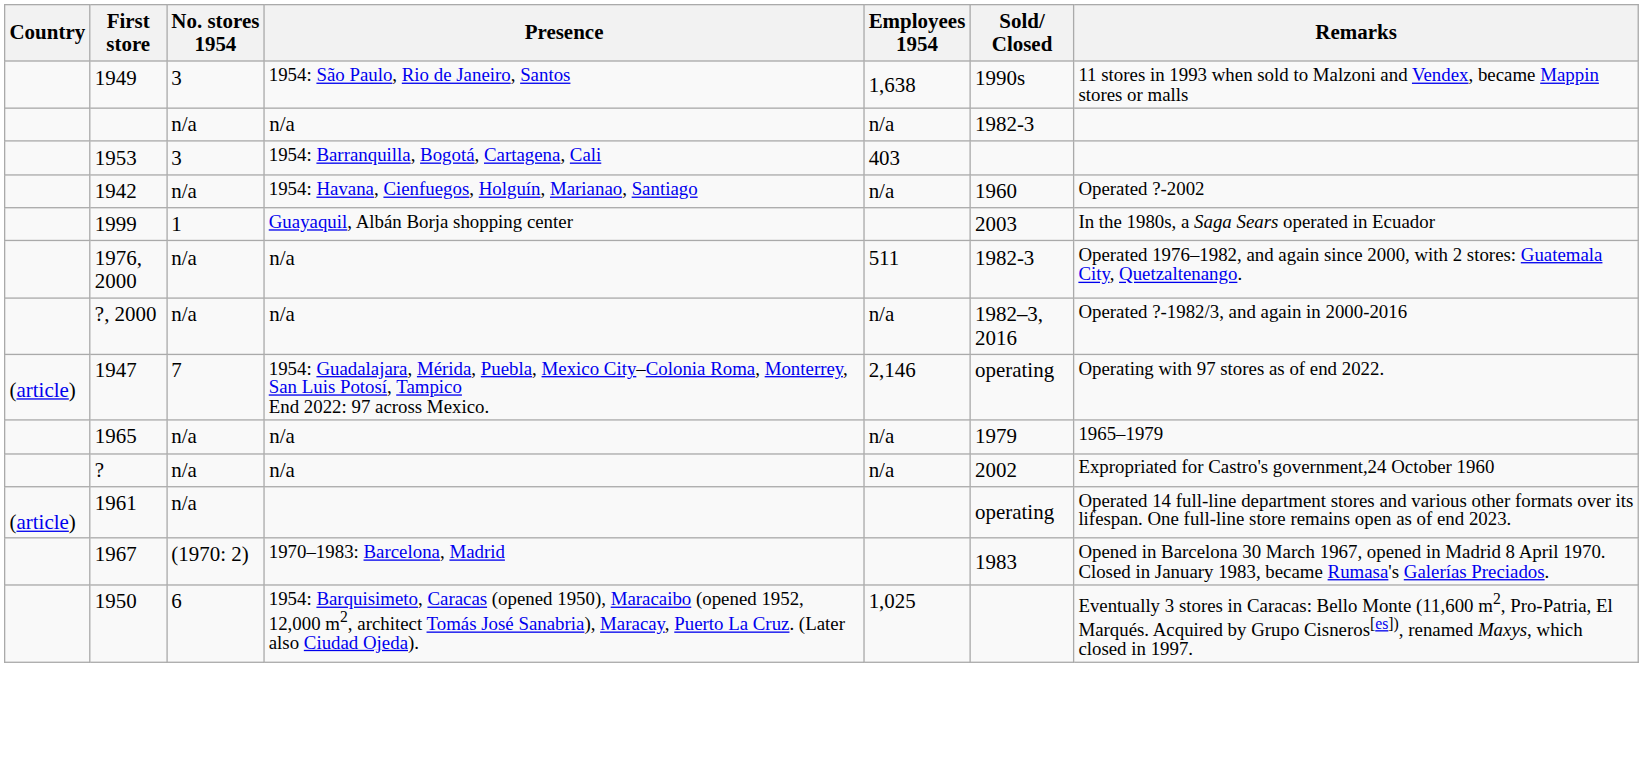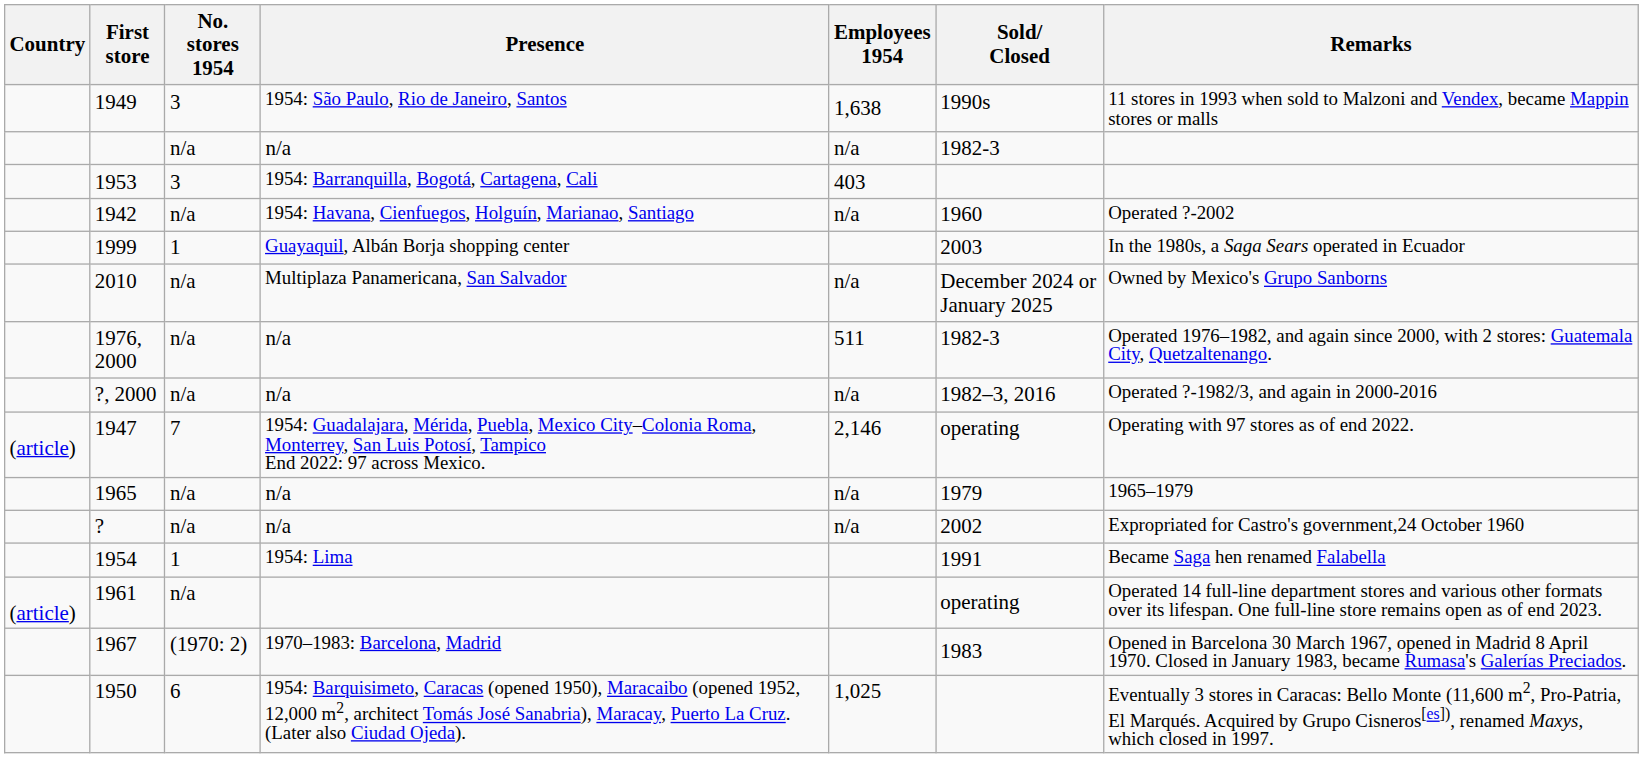+ row: (116, 281)
+ row: (116, 559)
